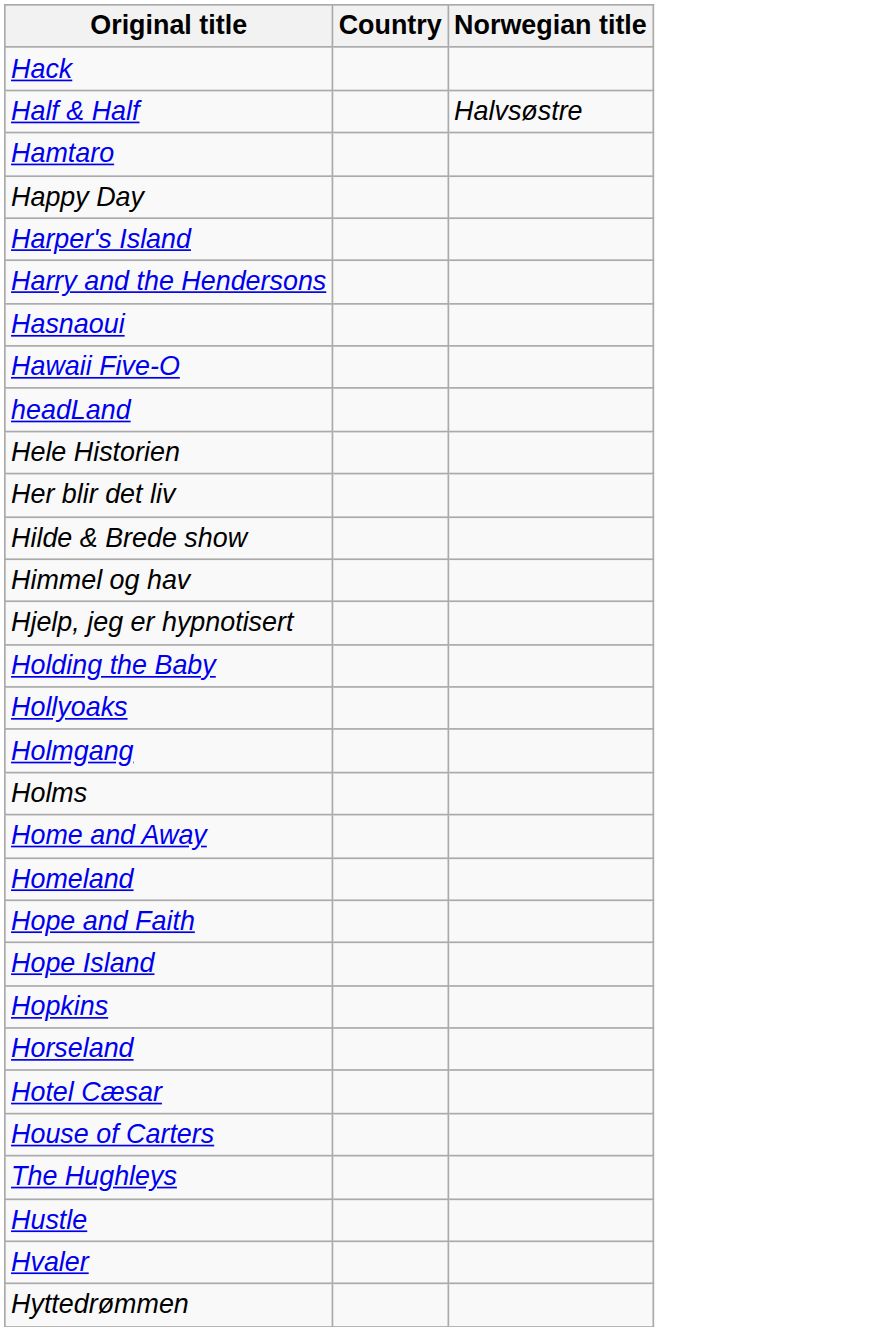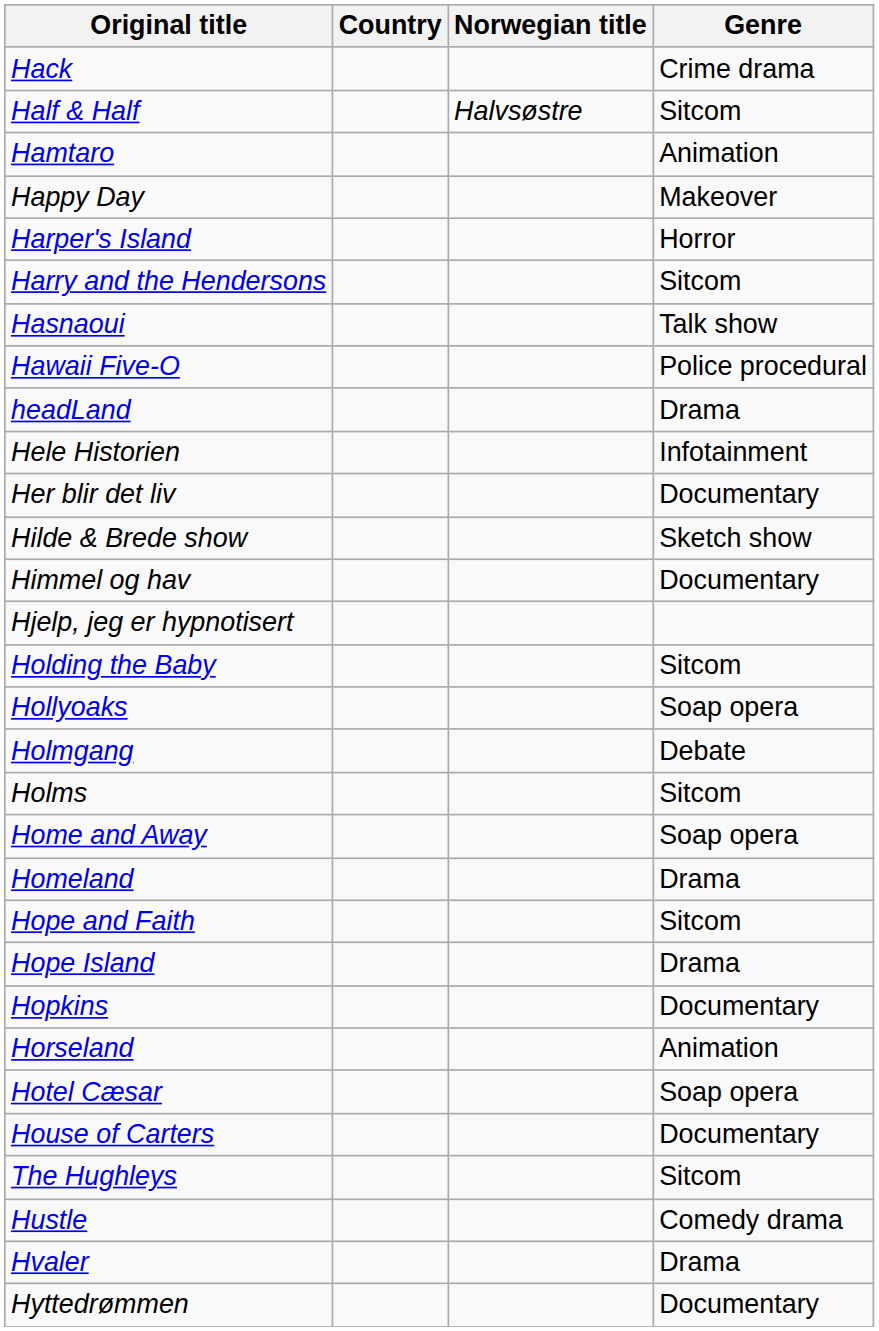+ column: (763, 25)
